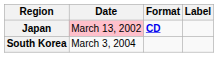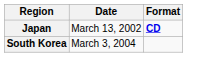- column: (198, 12)
(106, 28) pink background -> (106, 28) no background
